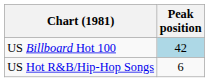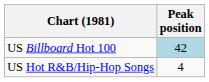(181, 67) 6 -> (181, 67) 4
